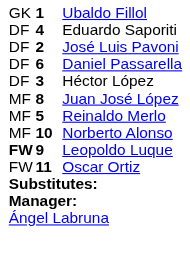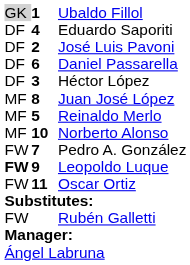(20, 13) no background -> (16, 13) lightgrey background
+ row: (122, 150)
+ row: (107, 218)
